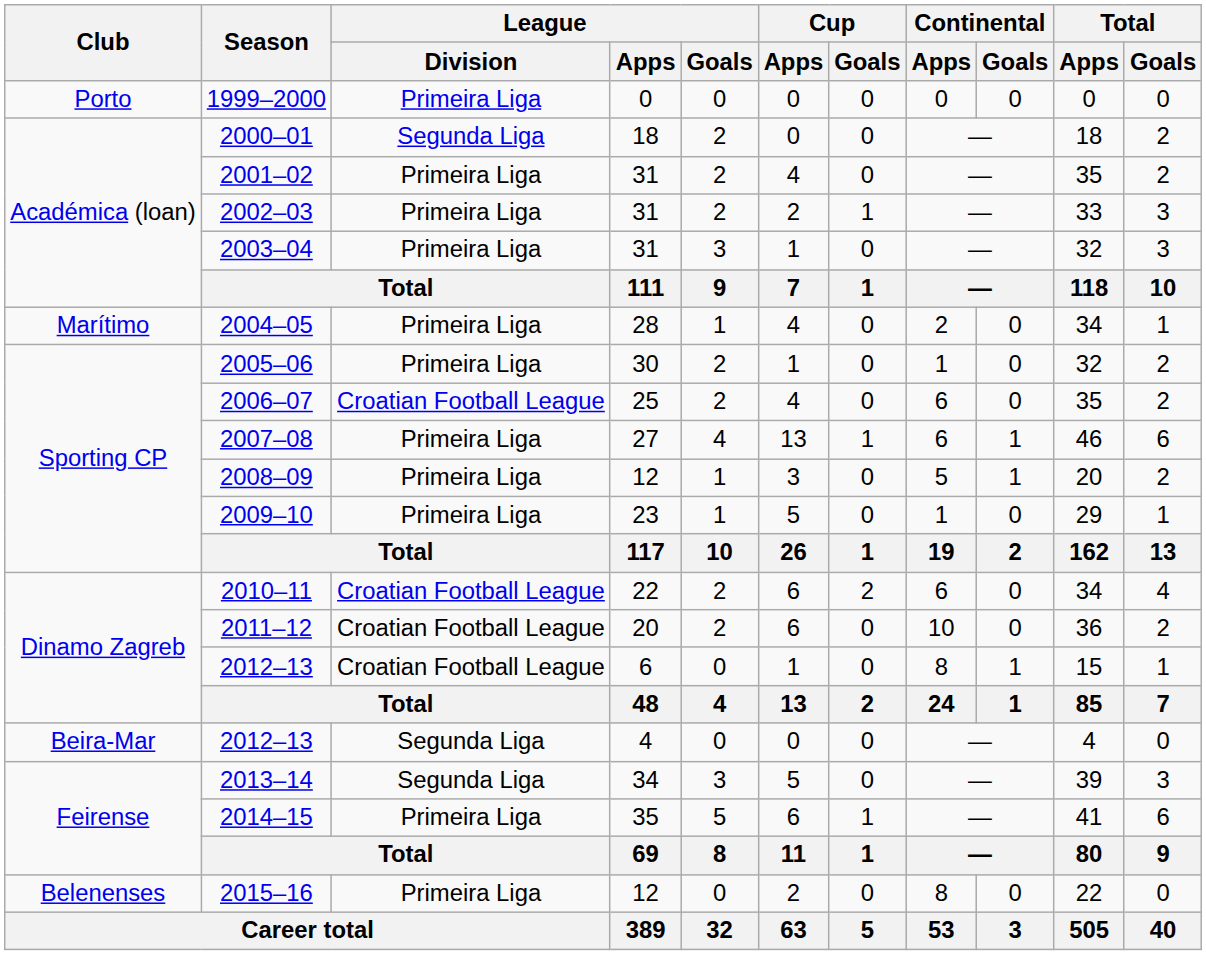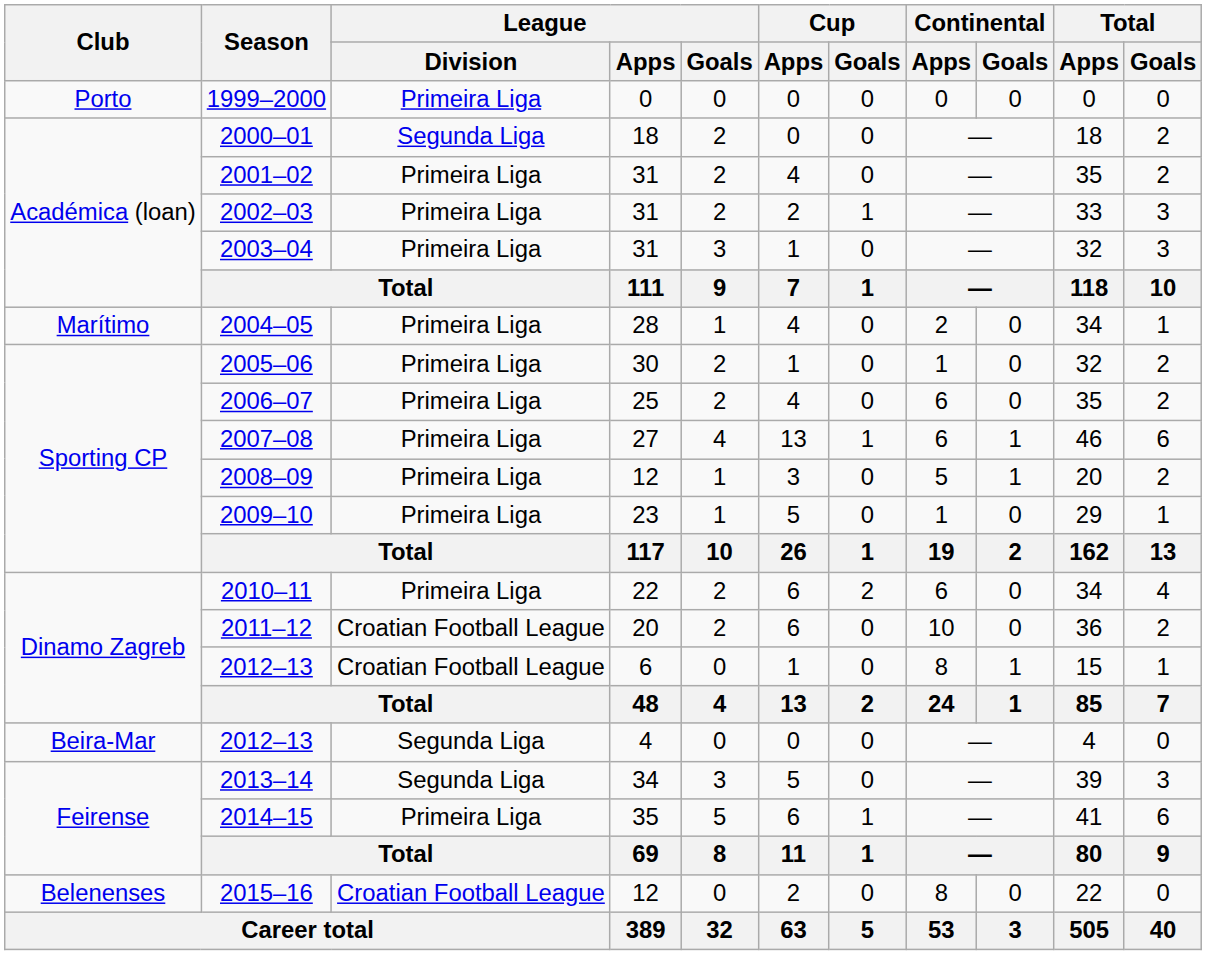(471, 401) Croatian Football League -> (471, 401) Primeira Liga
(471, 590) Croatian Football League -> (471, 590) Primeira Liga
(471, 893) Primeira Liga -> (471, 893) Croatian Football League
